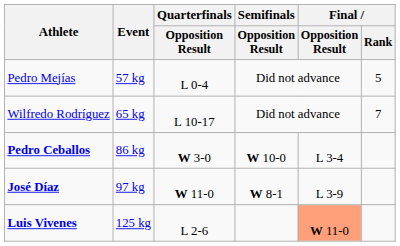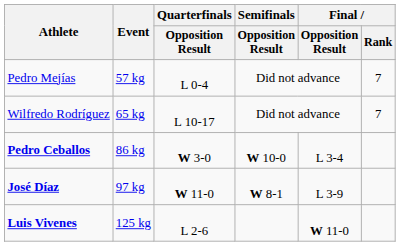(378, 78) 5 -> (378, 78) 7
(329, 231) lightsalmon background -> (329, 231) no background
